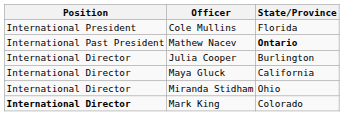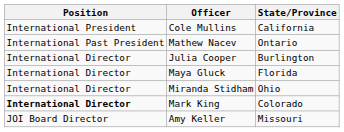(278, 27) Florida -> (286, 27) California
(278, 42) bold -> (278, 42) normal
(286, 73) California -> (278, 73) Florida
+ row: (197, 119)
